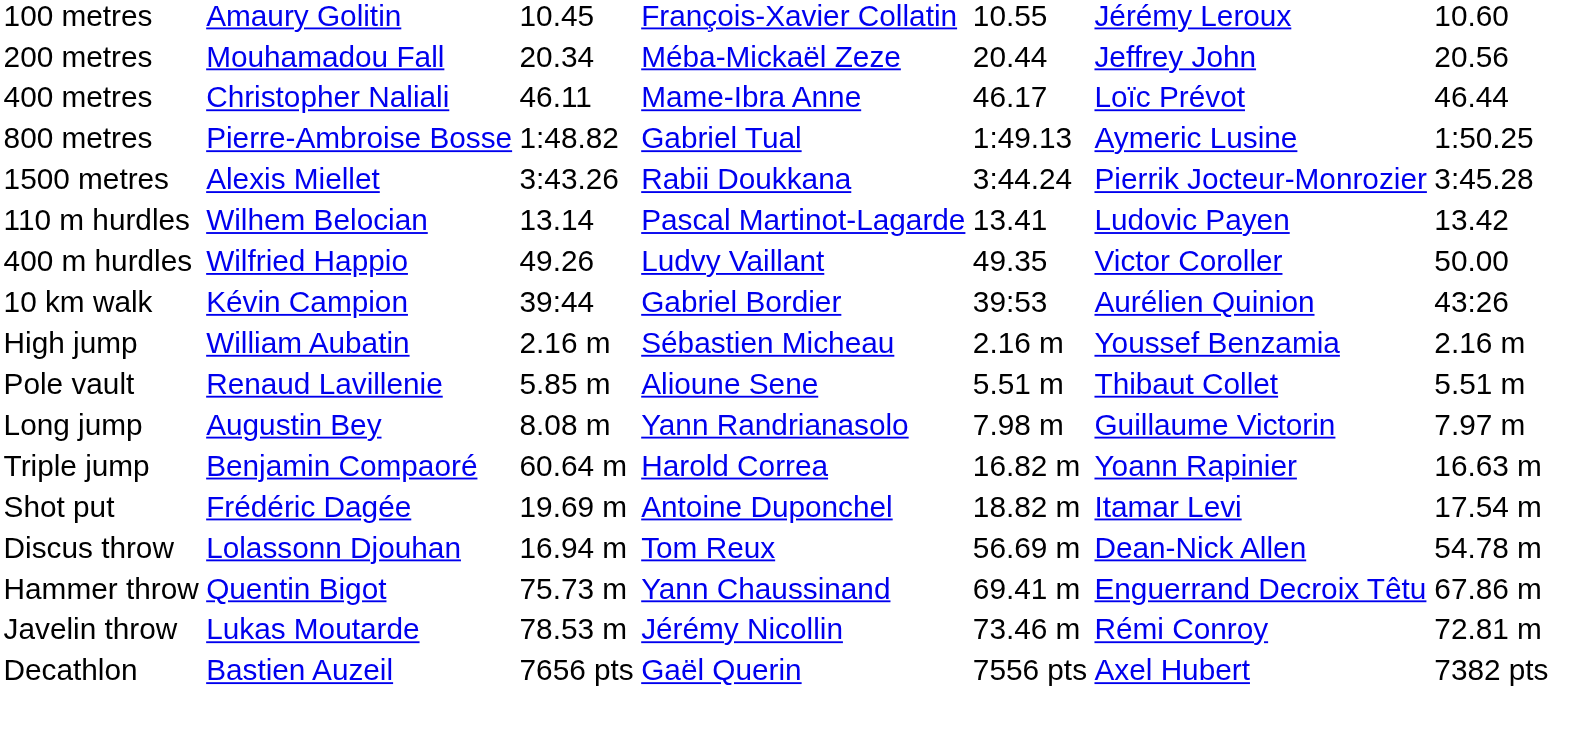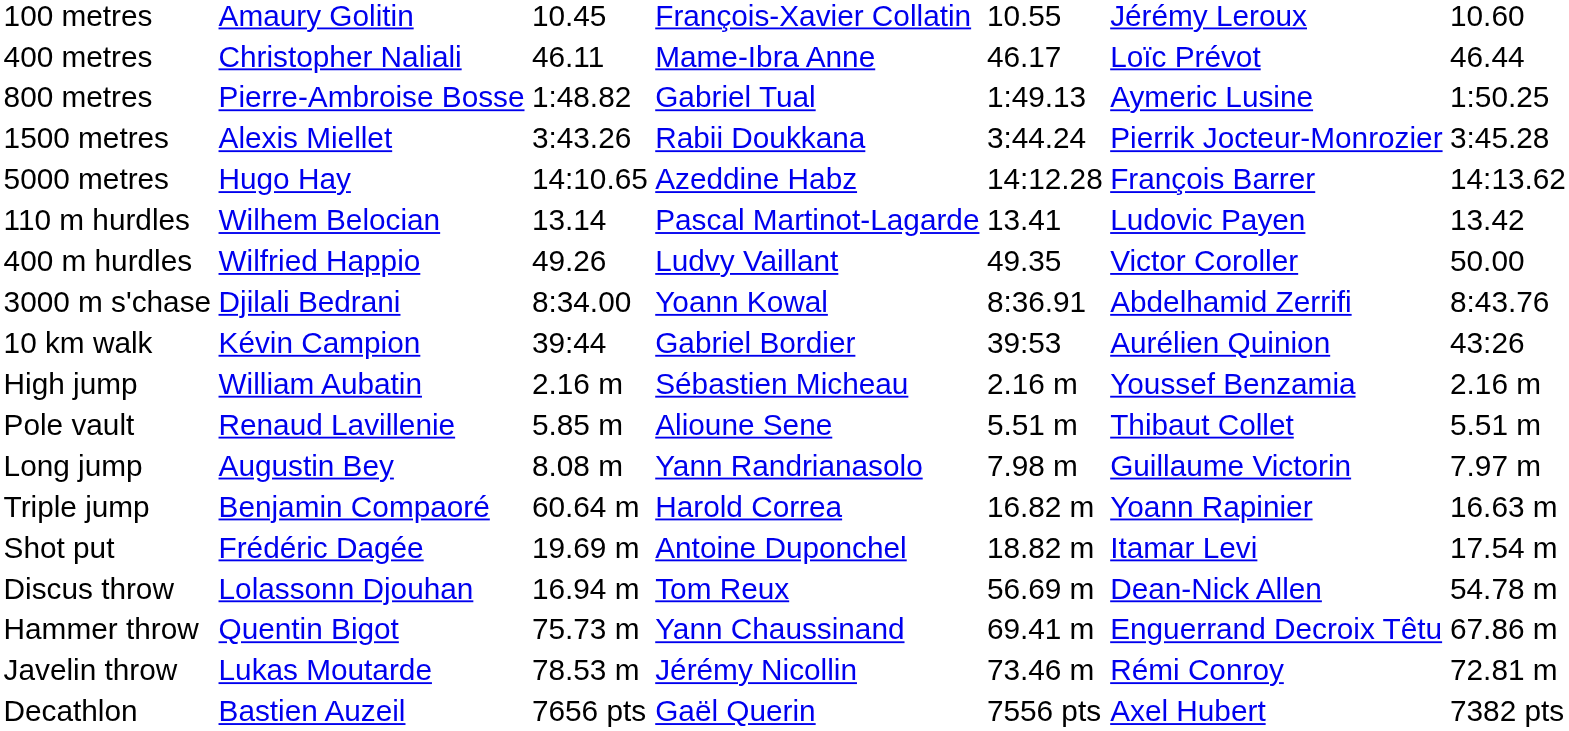- row: (78, 56)
+ row: (86, 179)
+ row: (107, 302)
